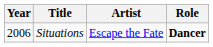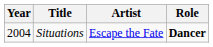(19, 32) 2006 -> (19, 32) 2004
